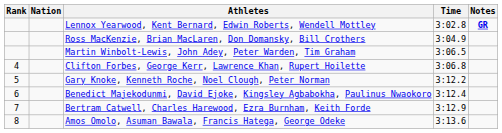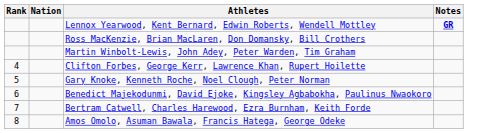- column: (451, 11)
